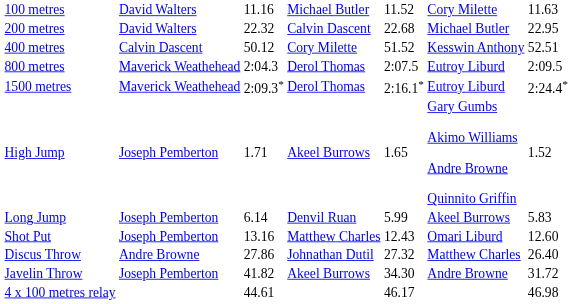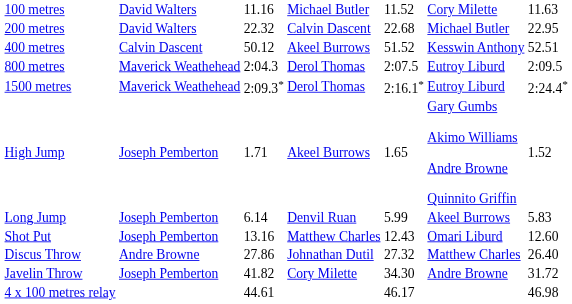(322, 47) Cory Milette -> (329, 47) Akeel Burrows
(329, 274) Akeel Burrows -> (322, 274) Cory Milette
